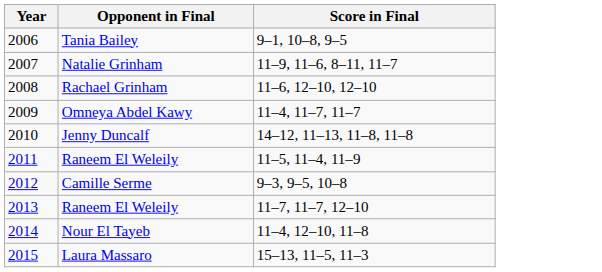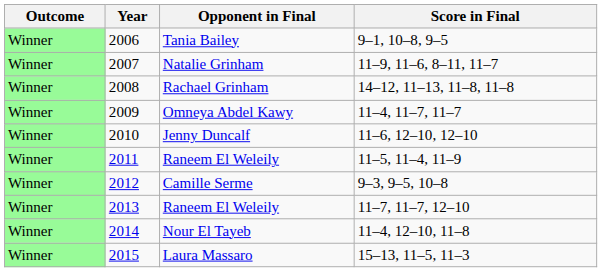+ column: (55, 16)
(317, 87) 11–6, 12–10, 12–10 -> (436, 87) 14–12, 11–13, 11–8, 11–8
(335, 135) 14–12, 11–13, 11–8, 11–8 -> (418, 135) 11–6, 12–10, 12–10
